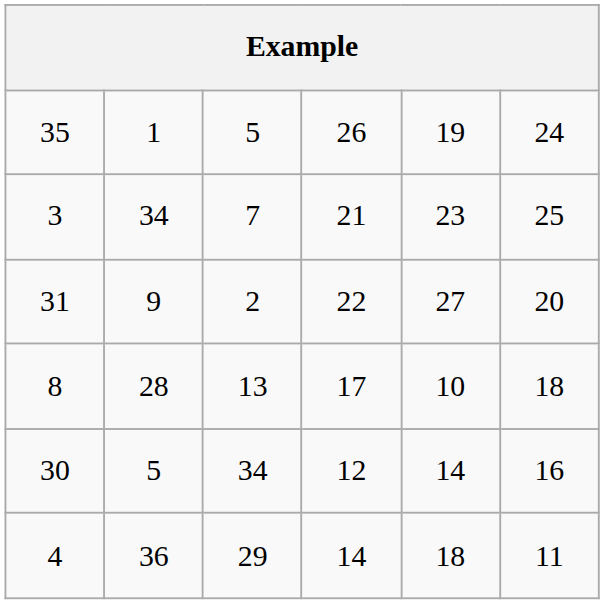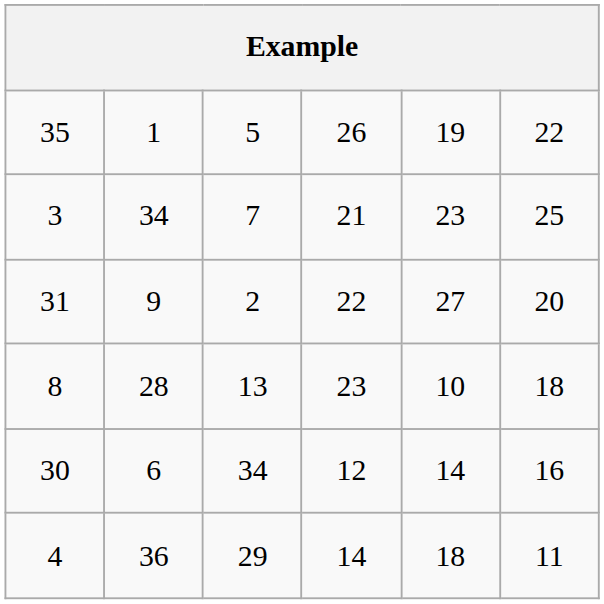(549, 131) 24 -> (549, 131) 22
(351, 385) 17 -> (351, 385) 23
(154, 470) 5 -> (154, 470) 6
